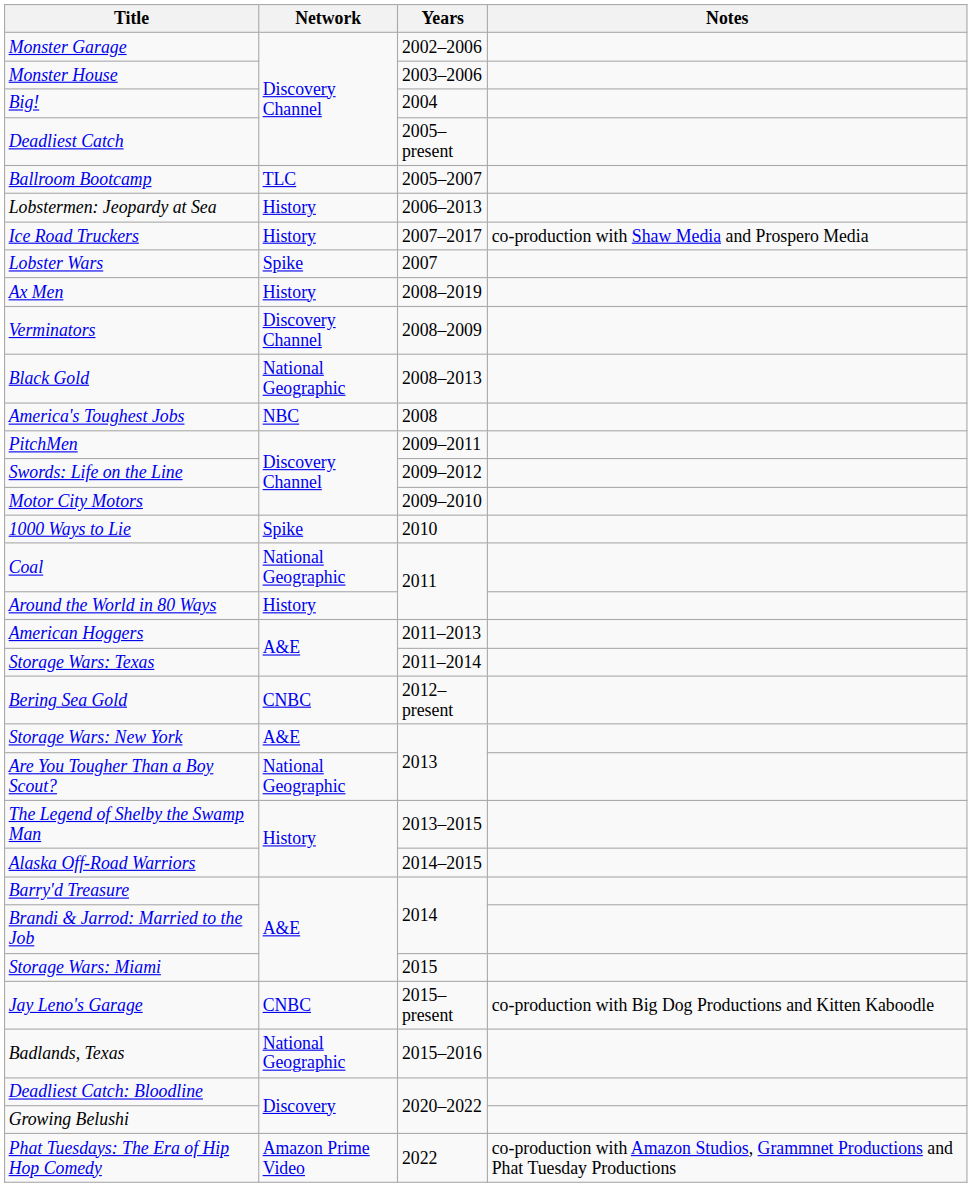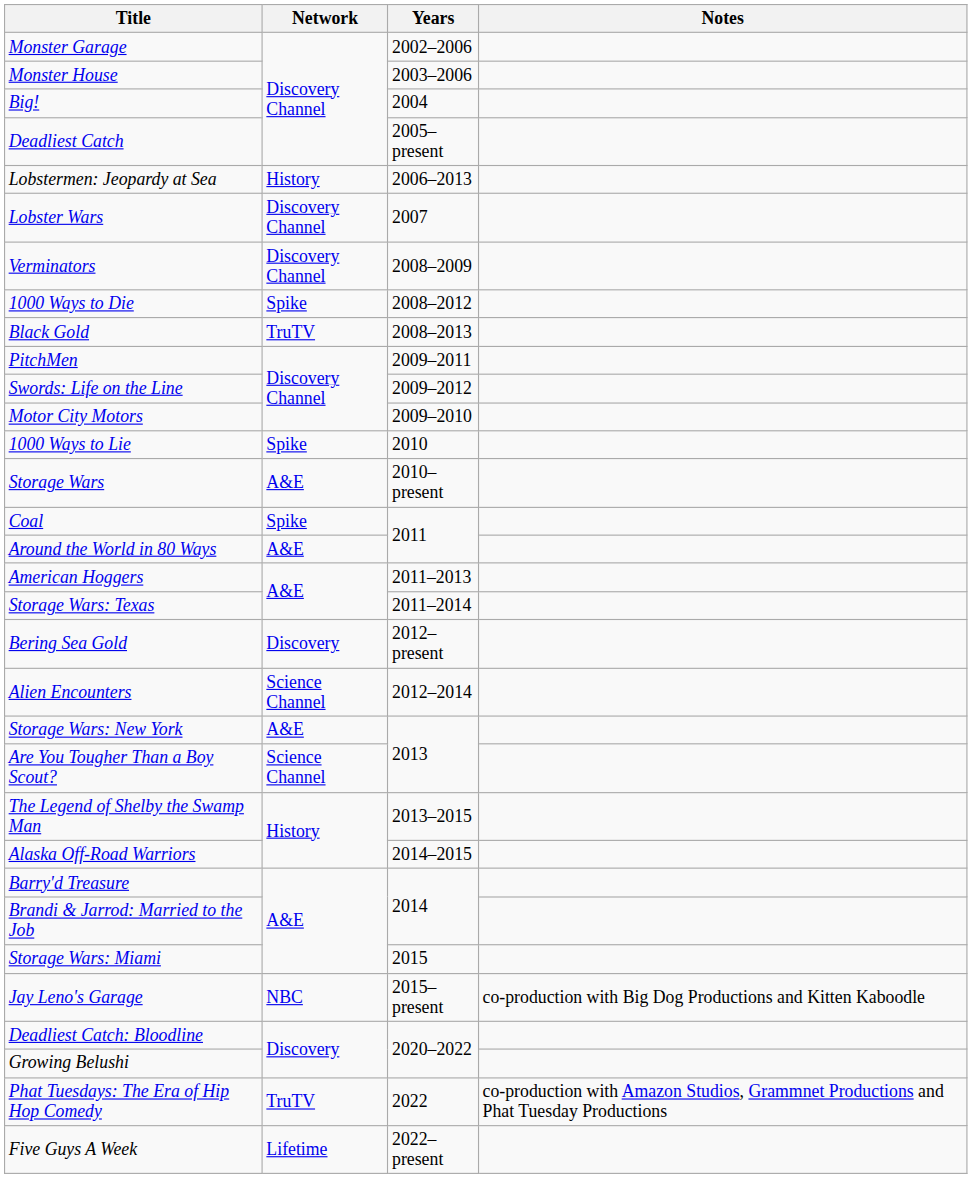- row: (80, 179)
- row: (74, 235)
(283, 263) Spike -> (303, 217) Discovery Channel
- row: (36, 292)
+ row: (71, 303)
(304, 378) National Geographic -> (291, 332) TruTV
- row: (97, 416)
+ row: (56, 482)
(304, 567) National Geographic -> (287, 520) Spike
(289, 605) History -> (285, 549) A&E
(287, 699) CNBC -> (303, 643) Discovery
+ row: (70, 691)
(304, 776) National Geographic -> (296, 768) Science Channel
(287, 1005) CNBC -> (285, 997) NBC
- row: (67, 1053)
(316, 1157) Amazon Prime Video -> (291, 1101) TruTV
+ row: (73, 1149)
